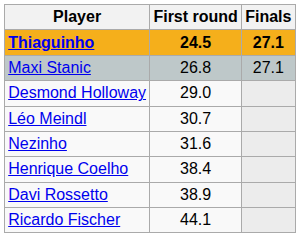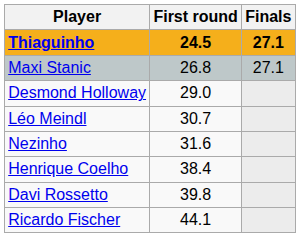(196, 194) 38.9 -> (196, 194) 39.8
